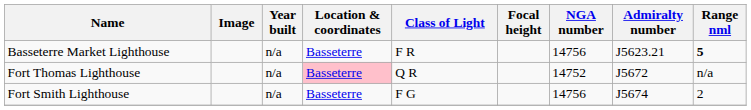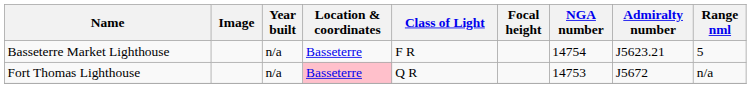(569, 51) 14756 -> (569, 51) 14754
(700, 51) bold -> (700, 51) normal
(569, 72) 14752 -> (569, 72) 14753
- row: (68, 94)
